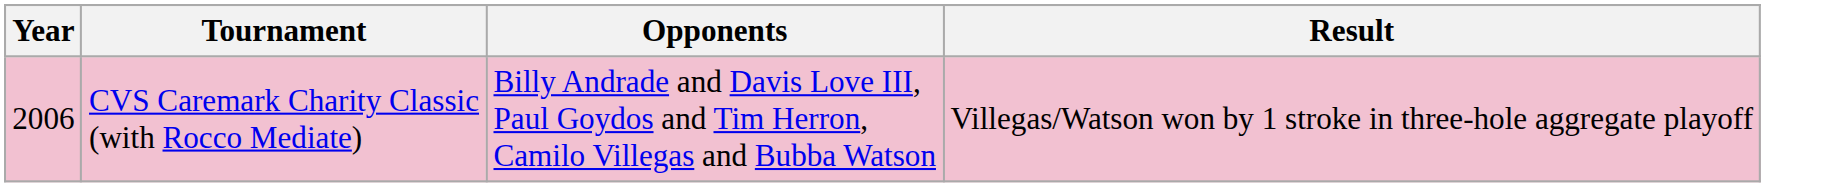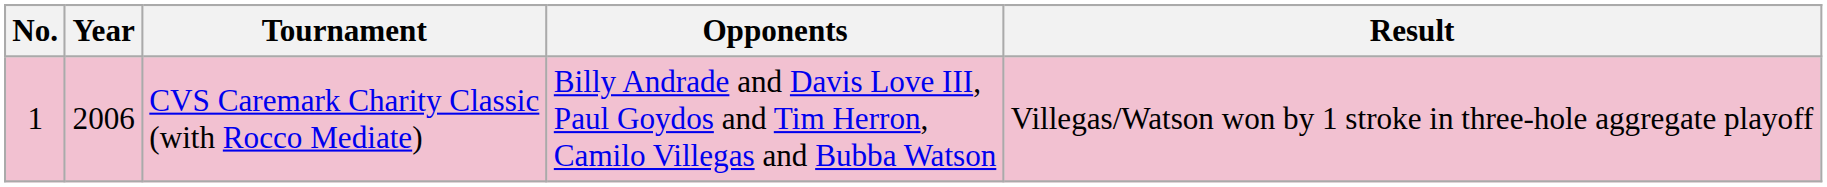+ column: (35, 30)
